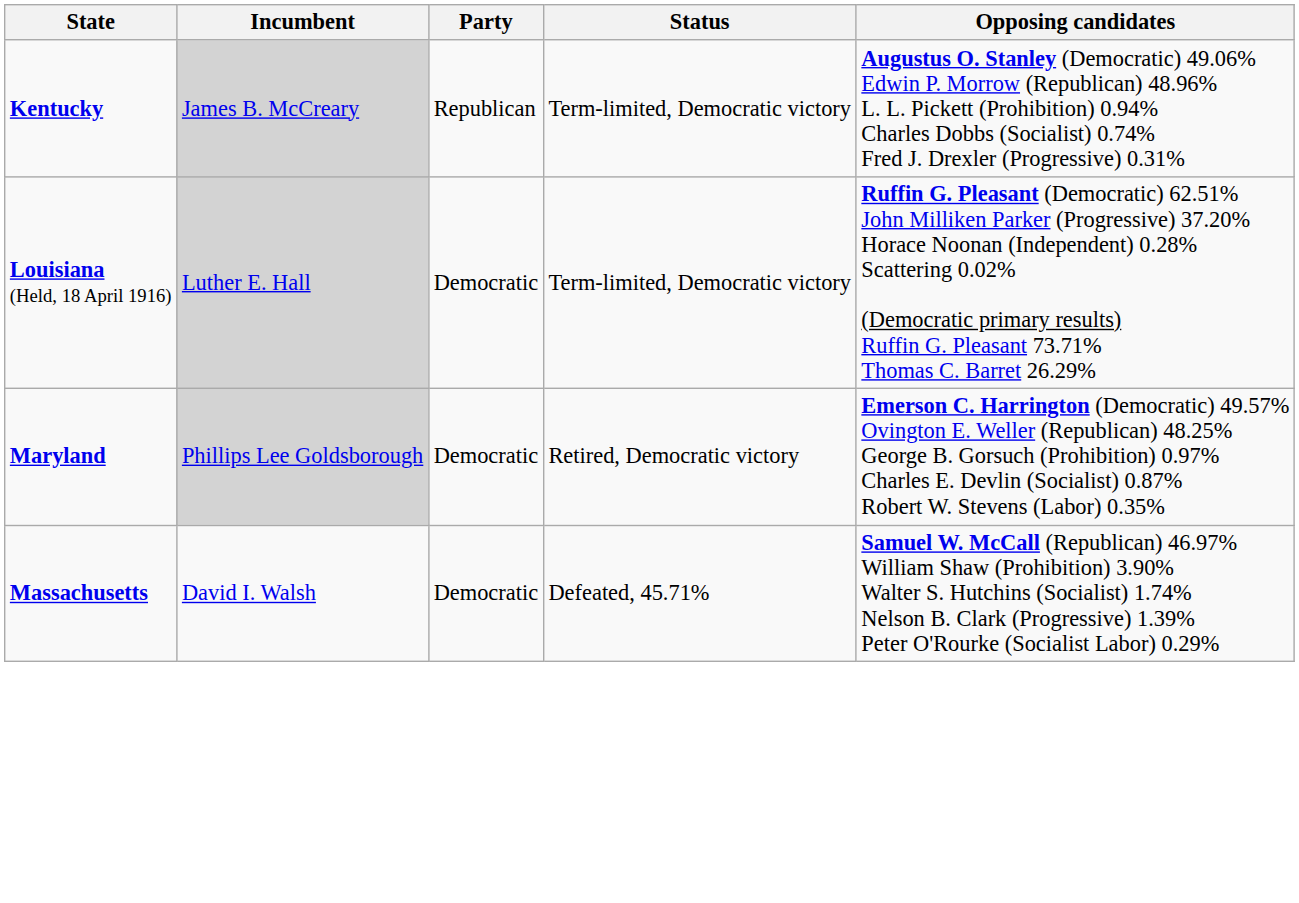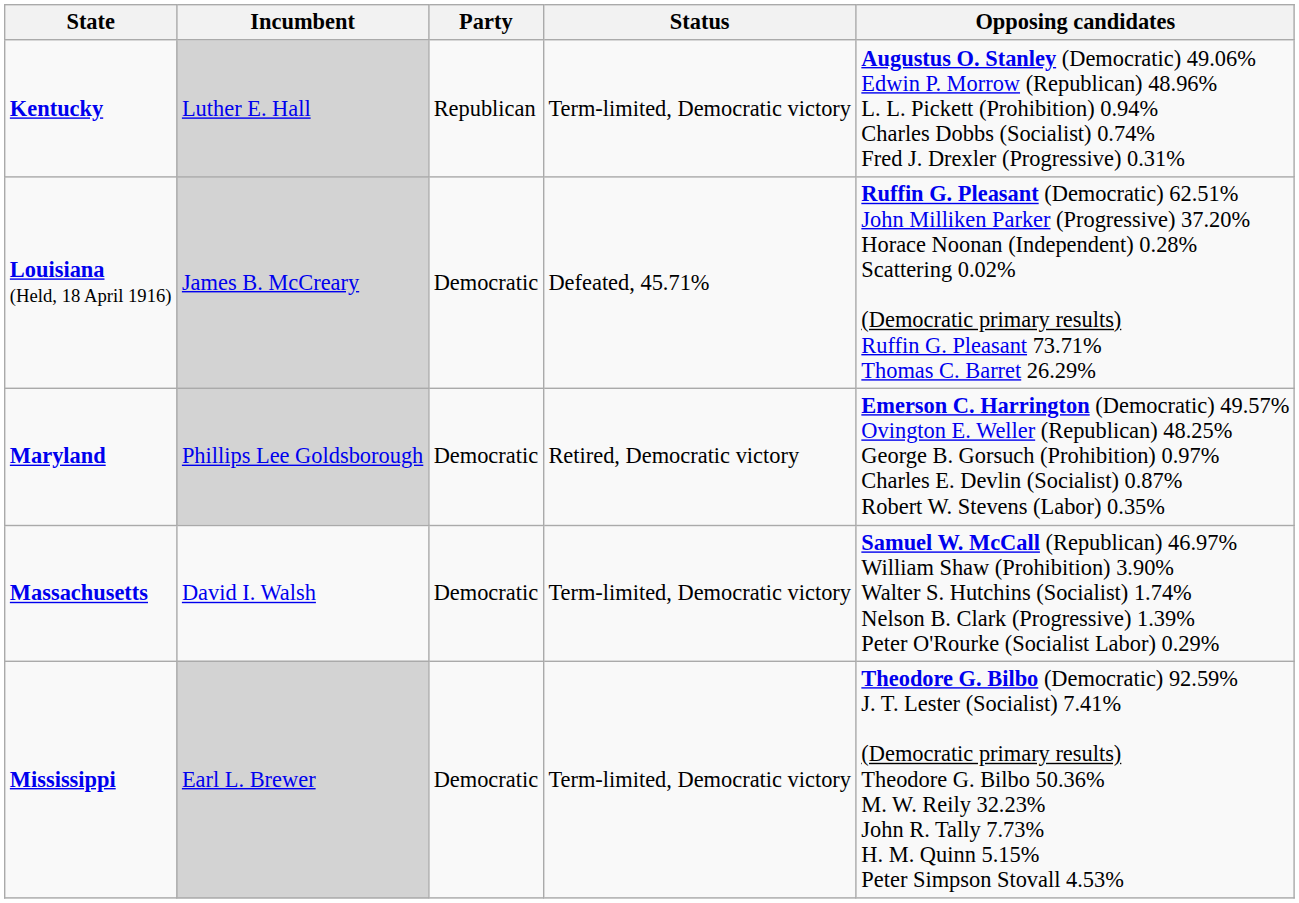(271, 108) James B. McCreary -> (246, 108) Luther E. Hall
(246, 282) Luther E. Hall -> (271, 282) James B. McCreary
(700, 282) Term-limited, Democratic victory -> (629, 282) Defeated, 45.71%
(629, 592) Defeated, 45.71% -> (700, 592) Term-limited, Democratic victory
+ row: (63, 779)
